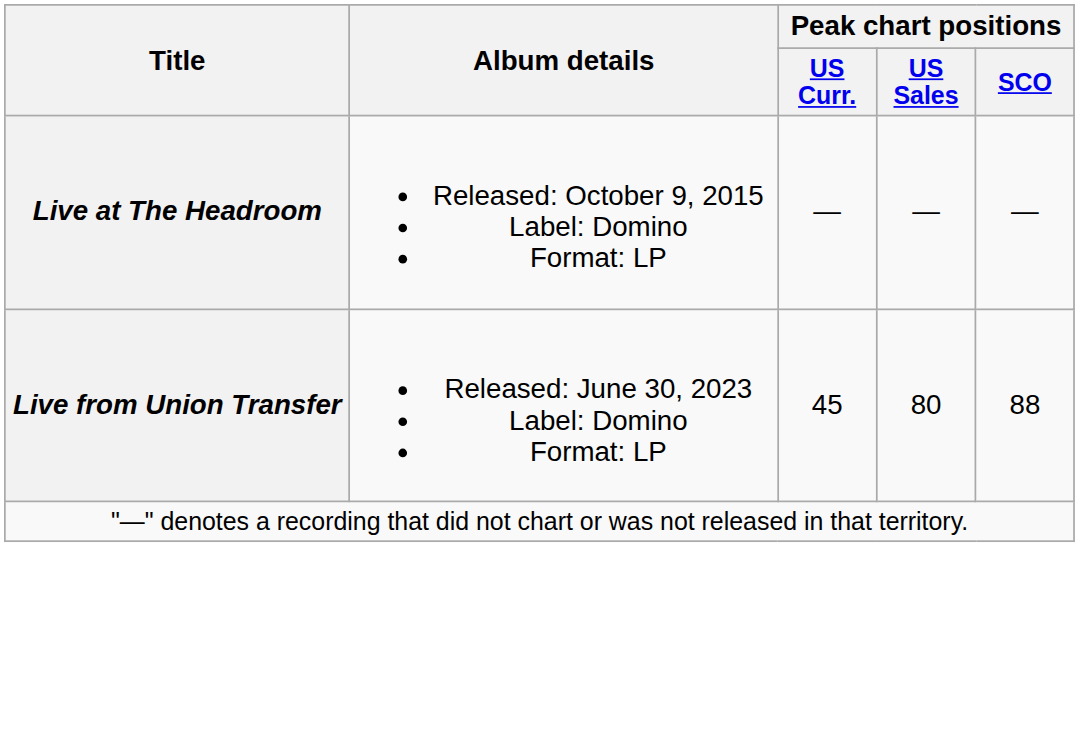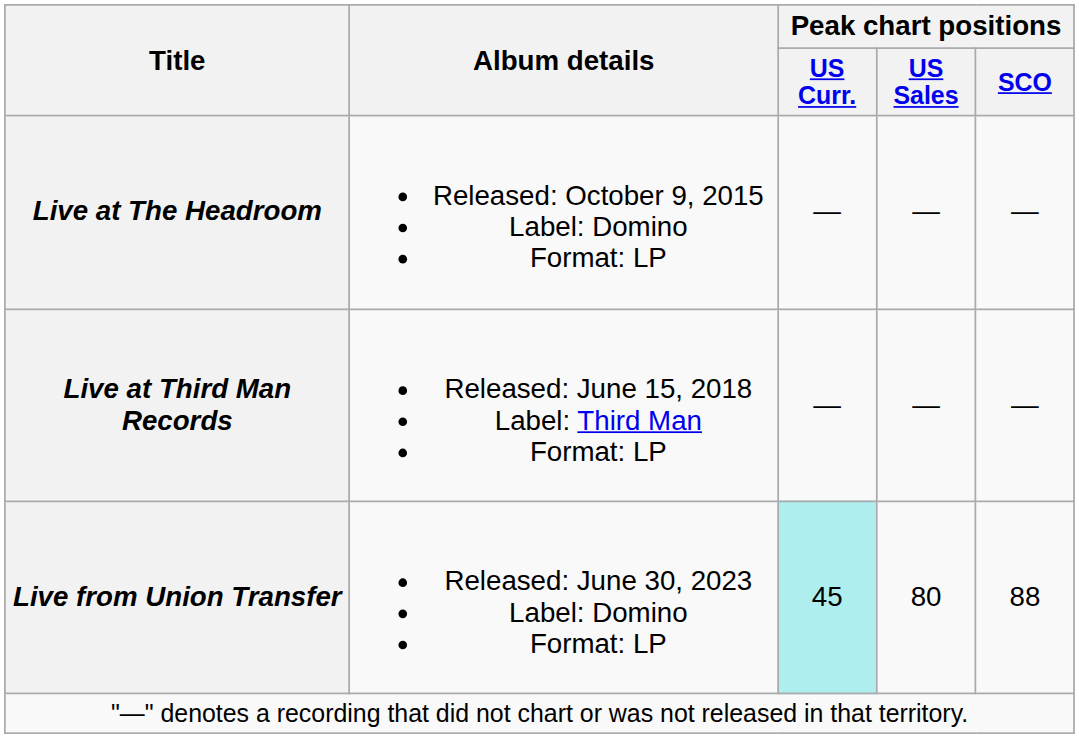+ row: (177, 404)
(827, 404) no background -> (827, 597) paleturquoise background
